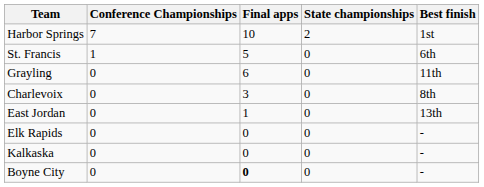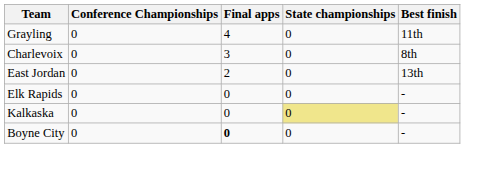- row: (46, 34)
- row: (34, 53)
(246, 73) 6 -> (227, 34) 4
(246, 113) 1 -> (227, 73) 2
(307, 152) no background -> (288, 113) khaki background
